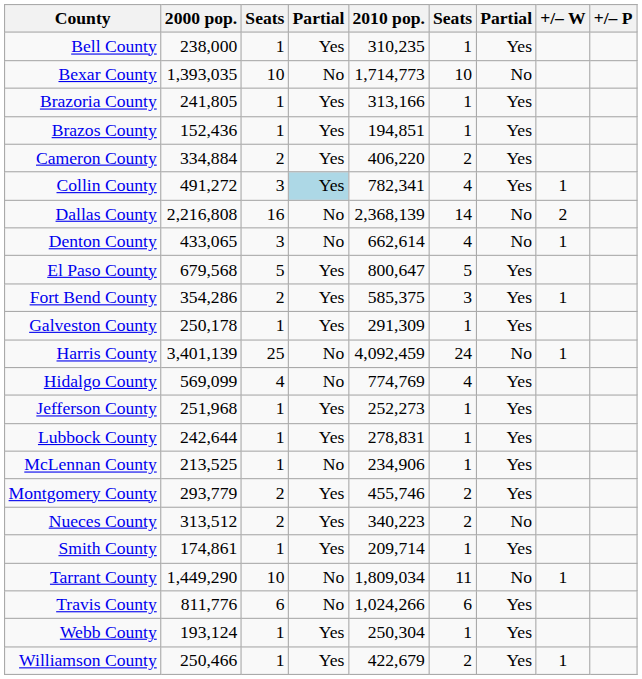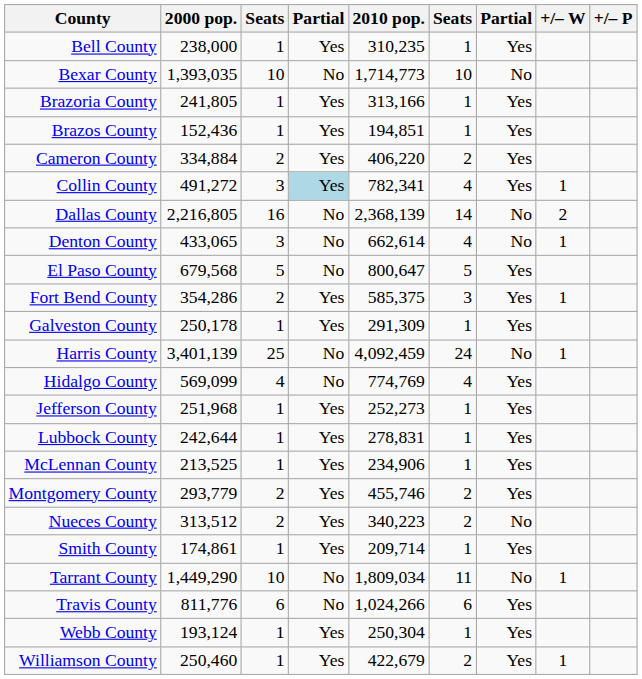(202, 213) 2,216,808 -> (202, 213) 2,216,805
(332, 269) Yes -> (334, 269) No
(334, 465) No -> (332, 465) Yes
(209, 660) 250,466 -> (209, 660) 250,460
